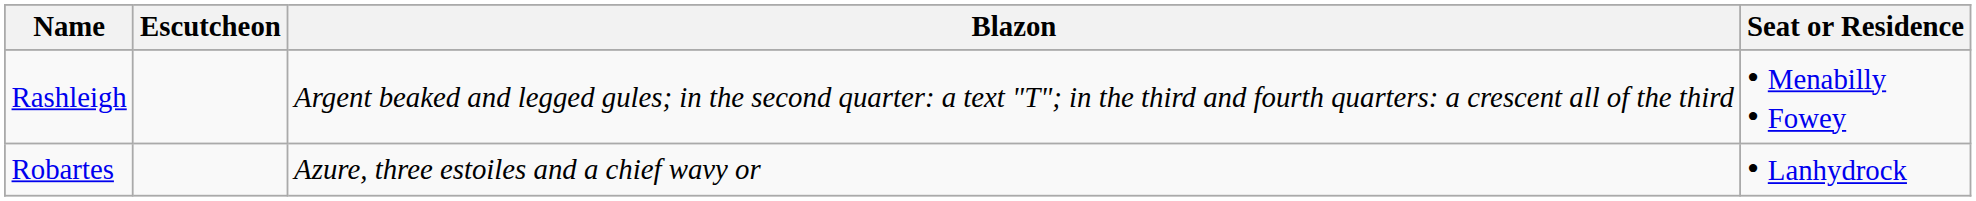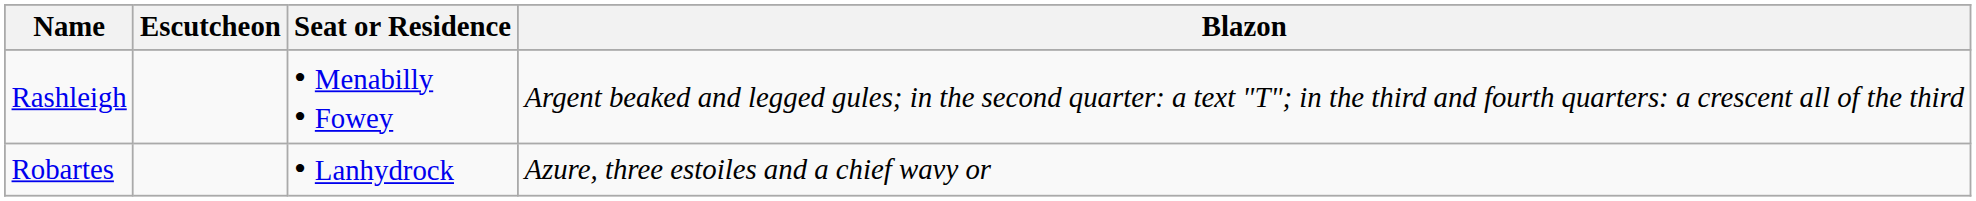columns swapped: (1014, 27) <-> (1856, 27)
